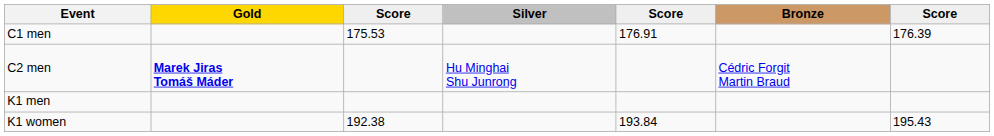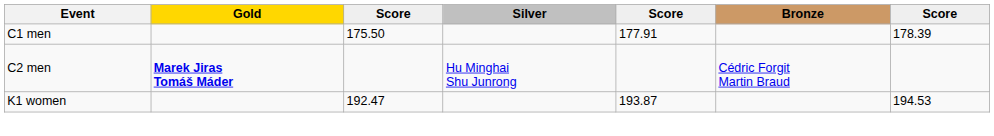(366, 34) 175.53 -> (366, 34) 175.50
(638, 34) 176.91 -> (638, 34) 177.91
(912, 34) 176.39 -> (912, 34) 178.39
- row: (29, 101)
(366, 121) 192.38 -> (366, 101) 192.47
(638, 121) 193.84 -> (638, 101) 193.87
(912, 121) 195.43 -> (912, 101) 194.53
